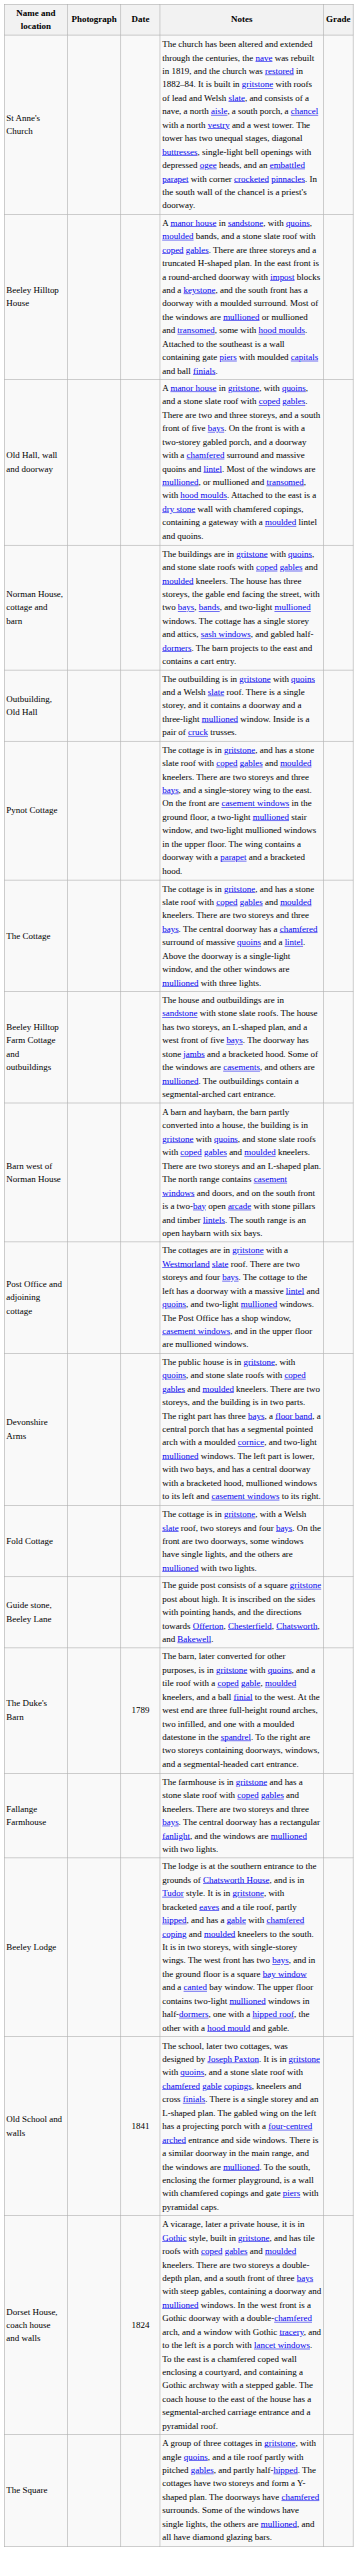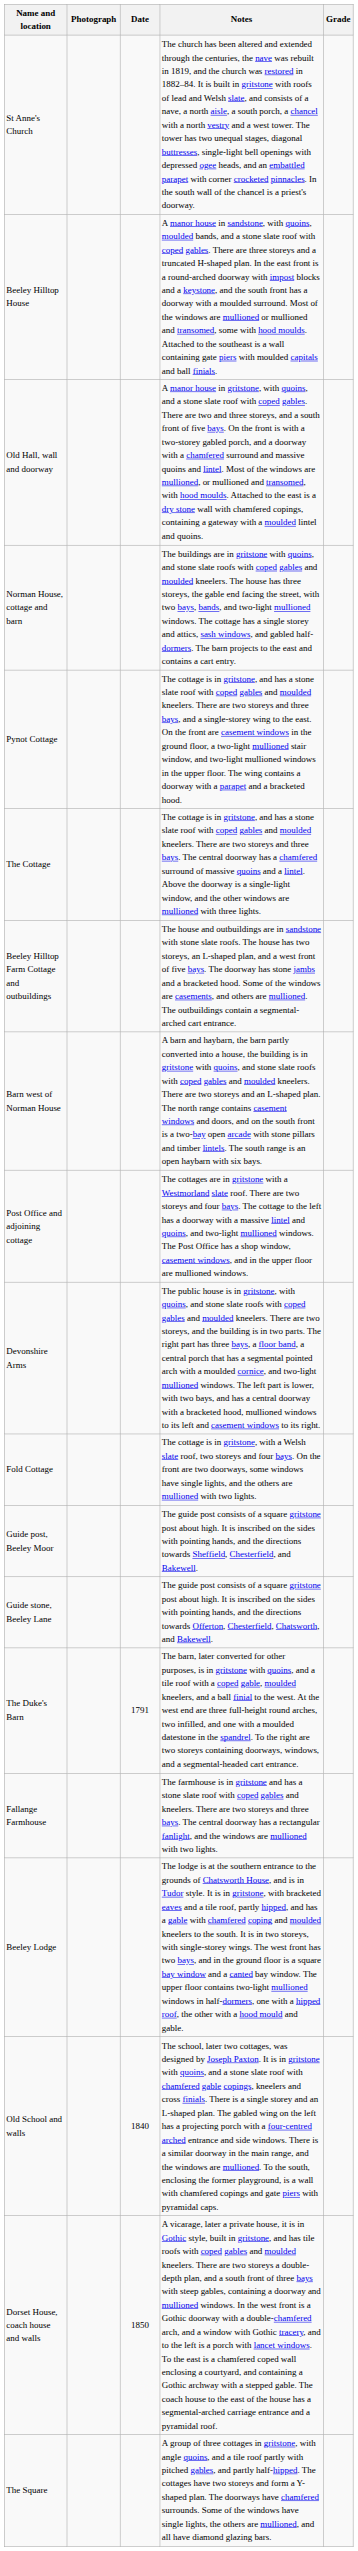- row: (29, 705)
+ row: (30, 1541)
(140, 1710) 1789 -> (140, 1710) 1791
(140, 2126) 1841 -> (140, 2126) 1840
(140, 2325) 1824 -> (140, 2325) 1850
